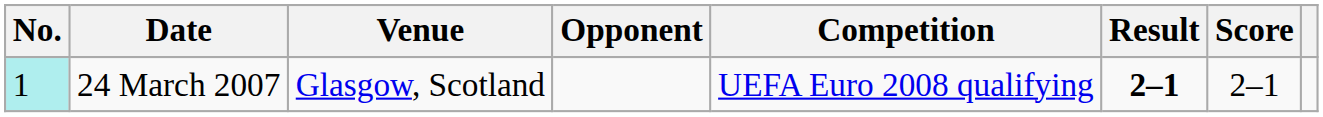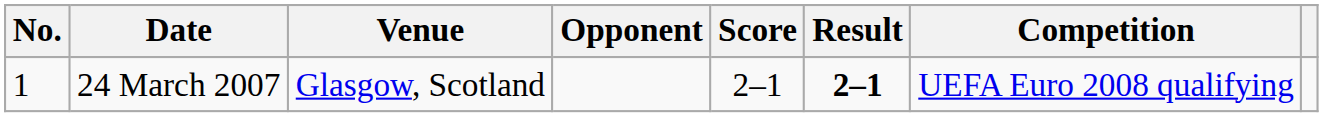columns swapped: (1254, 30) <-> (906, 30)
(21, 83) paleturquoise background -> (21, 83) no background
